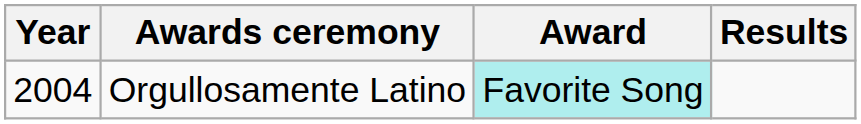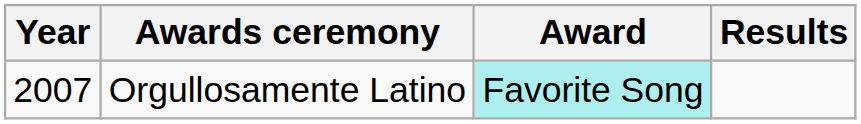(53, 88) 2004 -> (53, 88) 2007
